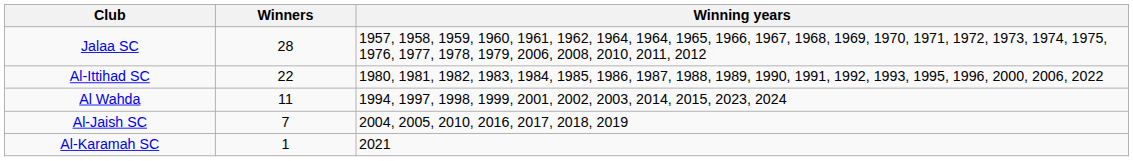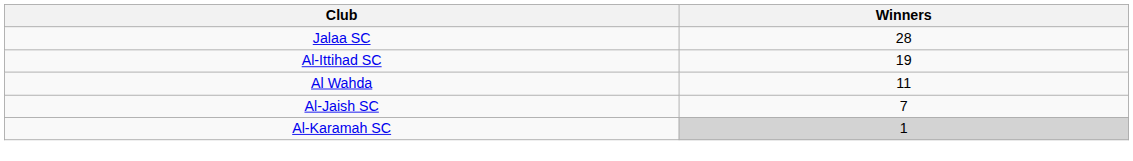- column: (742, 15)
(285, 76) 22 -> (904, 60) 19
(285, 144) no background -> (904, 128) lightgrey background
